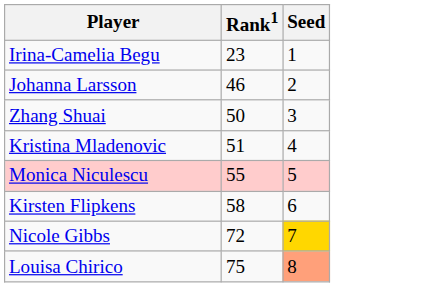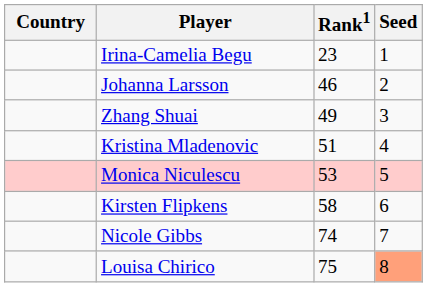+ column: (51, 22)
(236, 115) 50 -> (328, 115) 49
(236, 175) 55 -> (328, 175) 53
(236, 236) 72 -> (328, 236) 74
(292, 236) gold background -> (384, 236) no background
